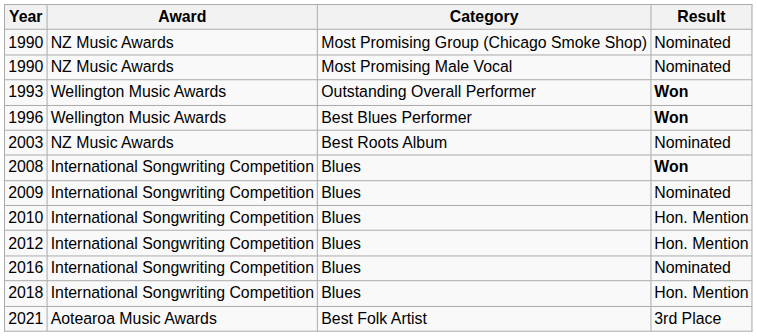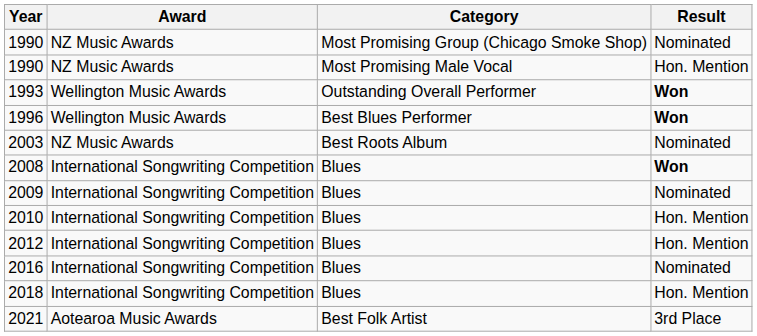(693, 67) Nominated -> (701, 67) Hon. Mention
